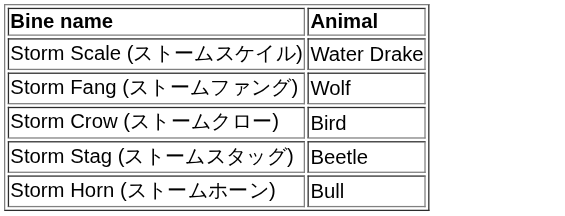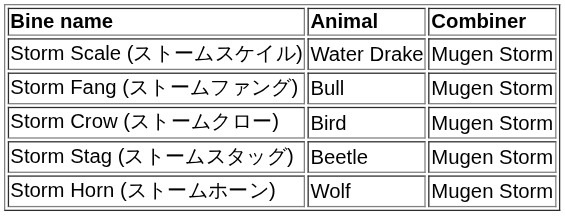+ column: (479, 21)
(331, 88) Wolf -> (327, 88) Bull
(327, 191) Bull -> (331, 191) Wolf
